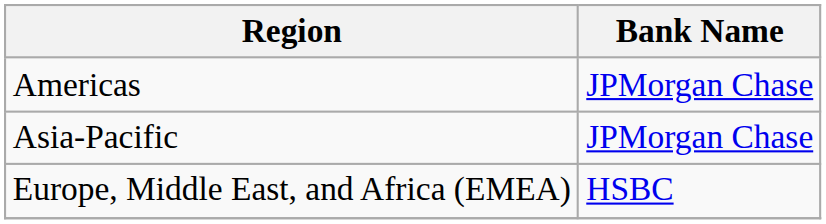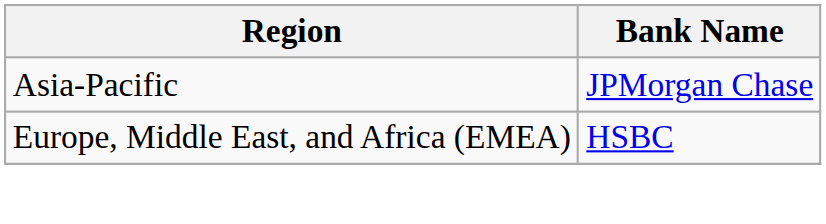- row: (77, 84)
